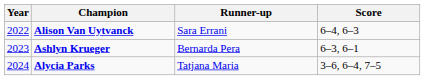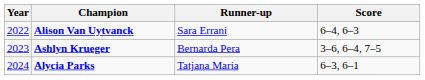(340, 48) 6–3, 6–1 -> (351, 48) 3–6, 6–4, 7–5
(351, 65) 3–6, 6–4, 7–5 -> (340, 65) 6–3, 6–1
